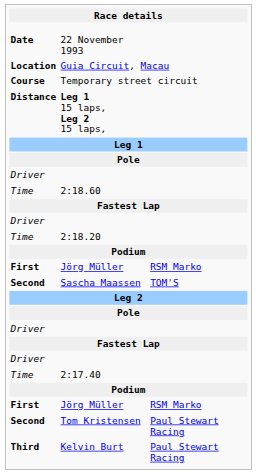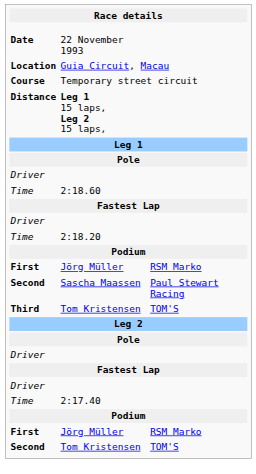(164, 282) TOM'S -> (184, 288) Paul Stewart Racing
+ row: (25, 308)
(184, 426) Paul Stewart Racing -> (164, 446) TOM'S
- row: (25, 446)
